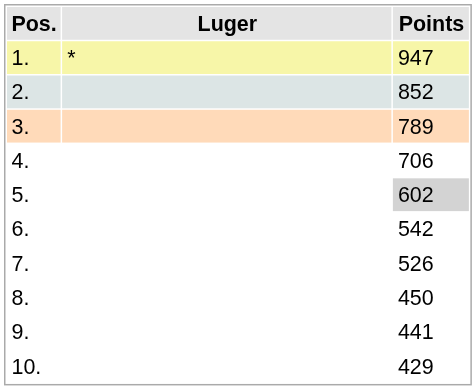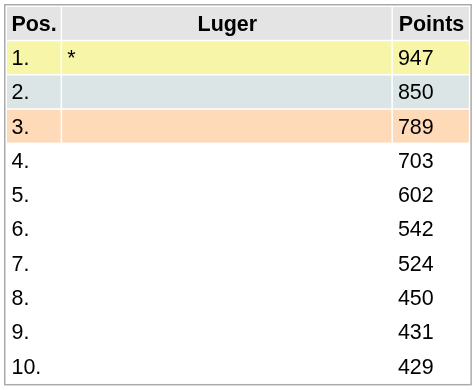(416, 92) 852 -> (416, 92) 850
(416, 160) 706 -> (416, 160) 703
(416, 195) lightgrey background -> (416, 195) no background
(416, 263) 526 -> (416, 263) 524
(416, 332) 441 -> (416, 332) 431
